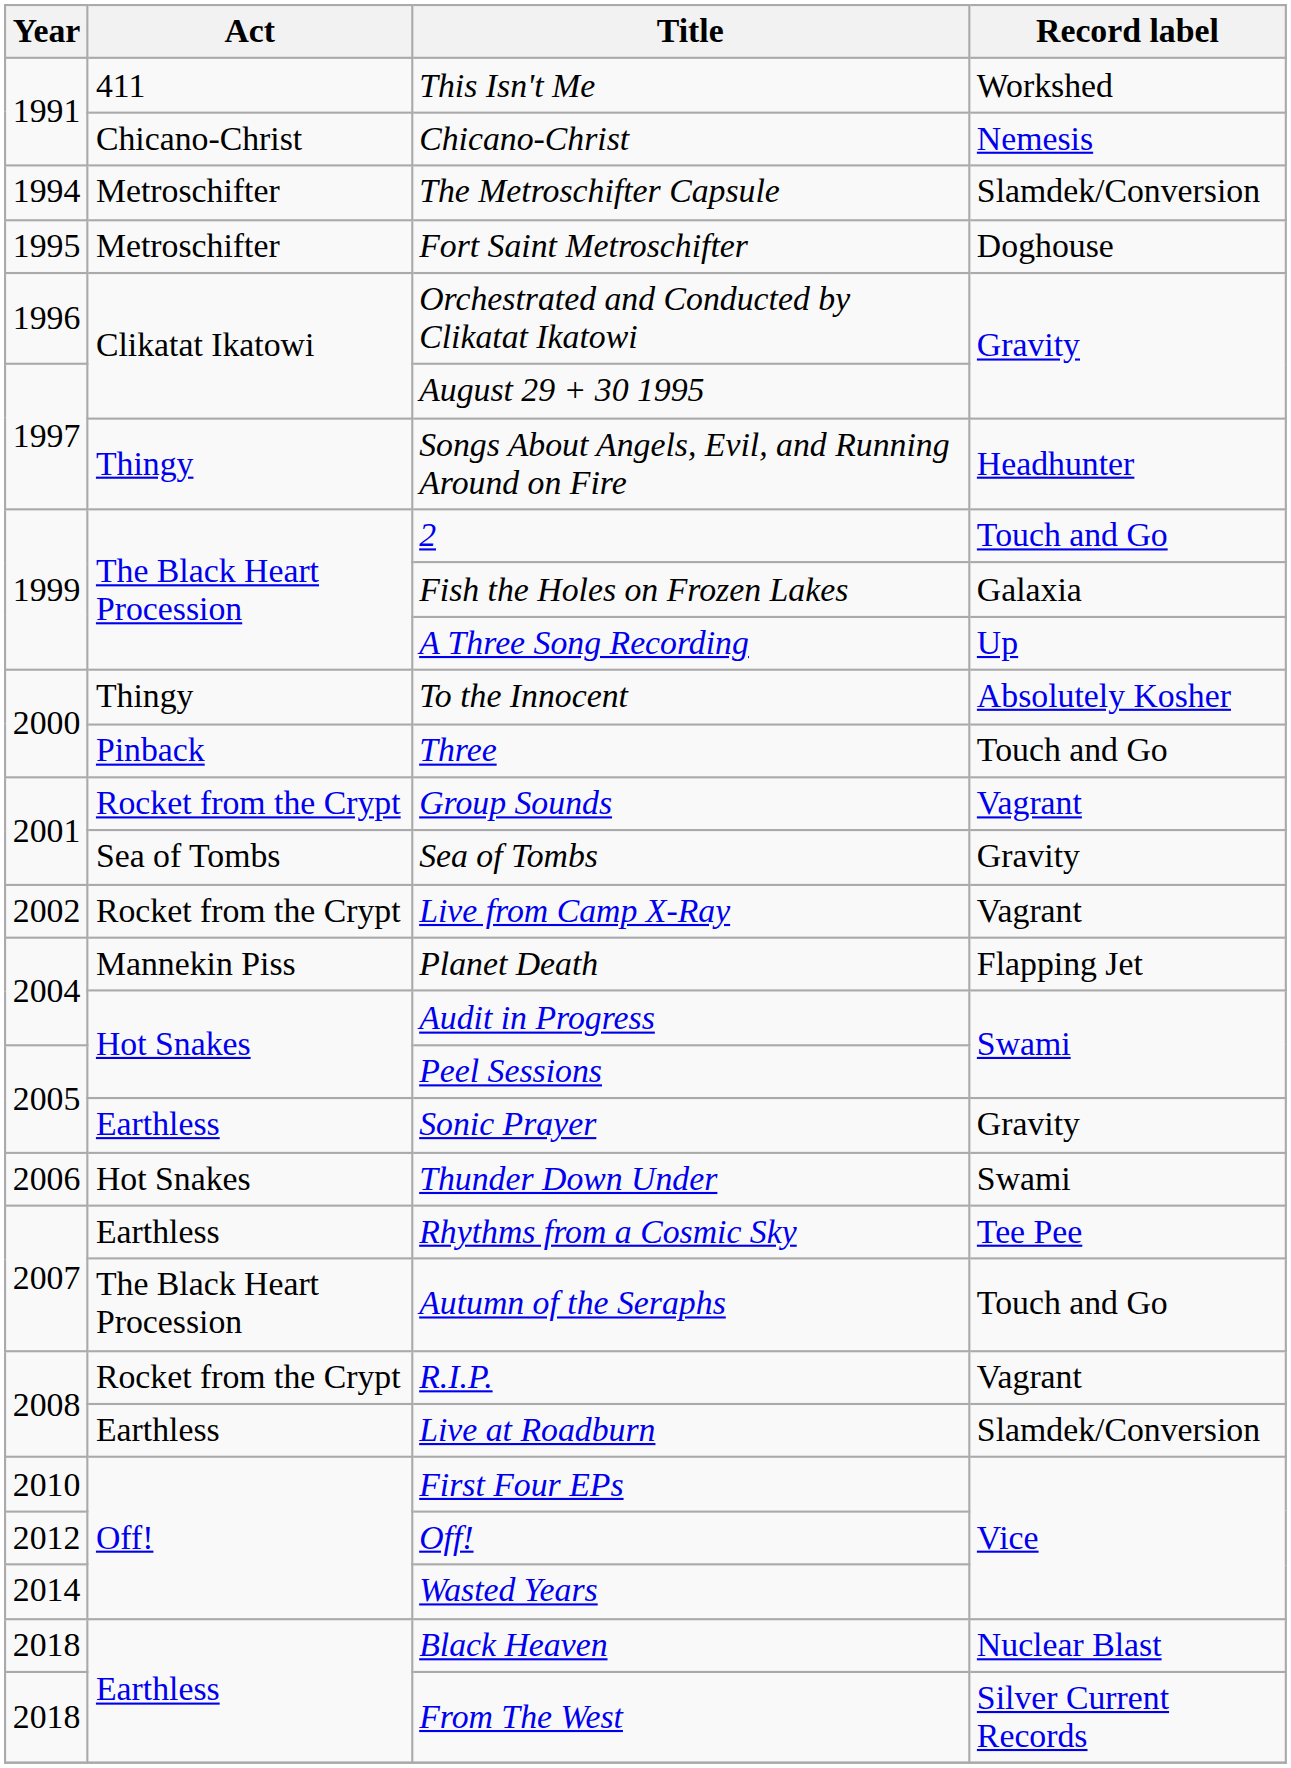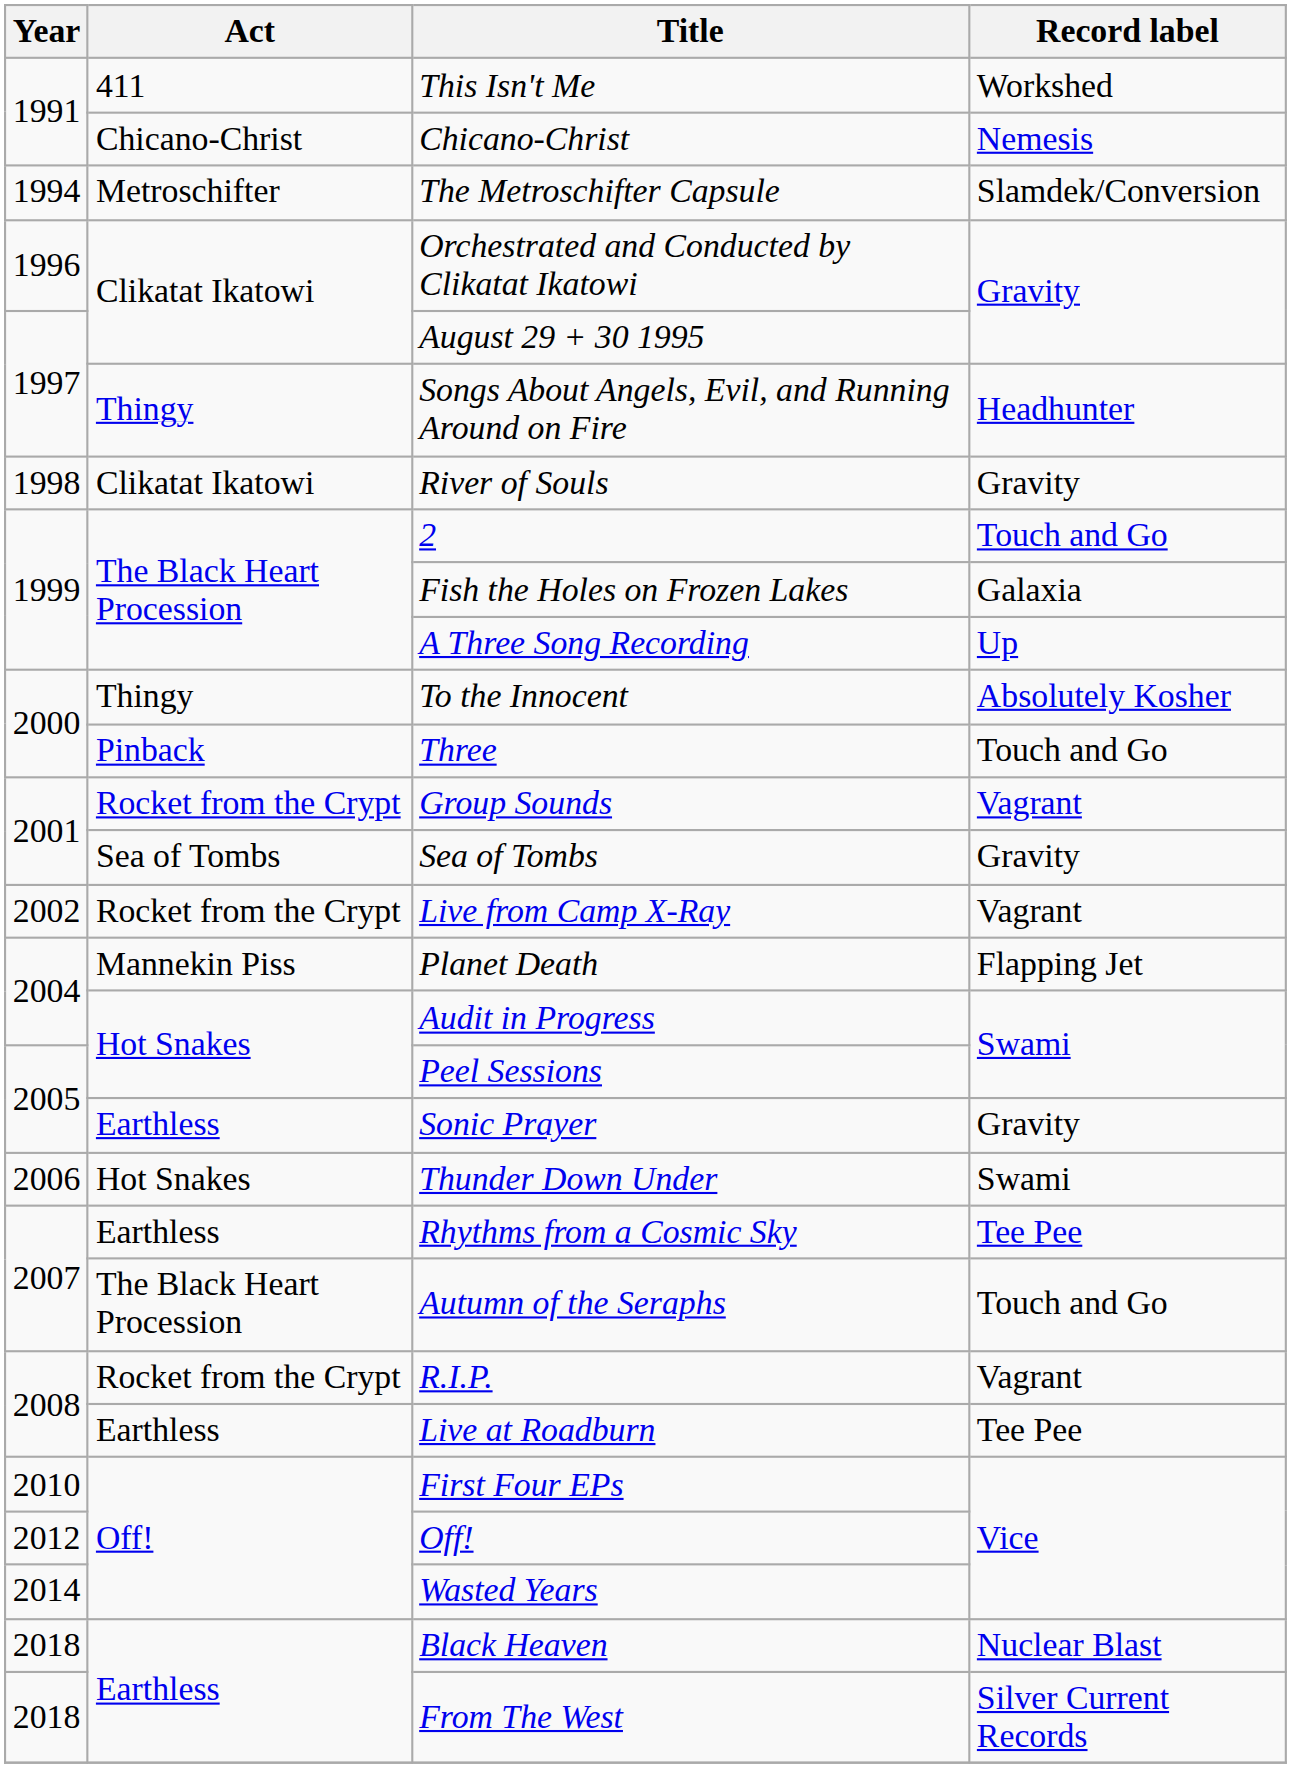- row: (584, 245)
+ row: (514, 482)
(1118, 1430) Slamdek/Conversion -> (1030, 1430) Tee Pee
